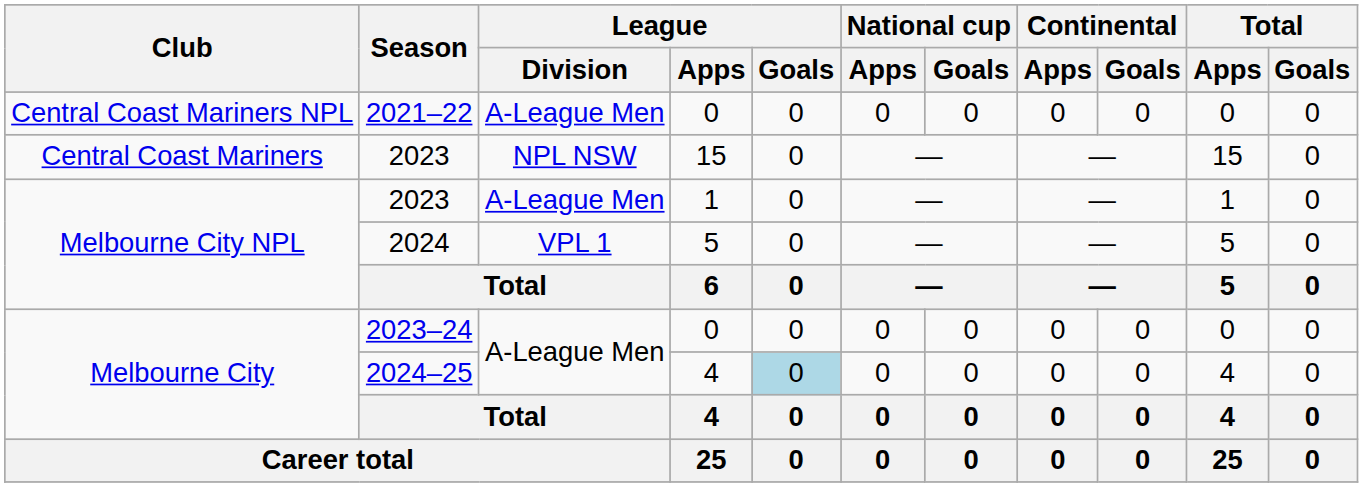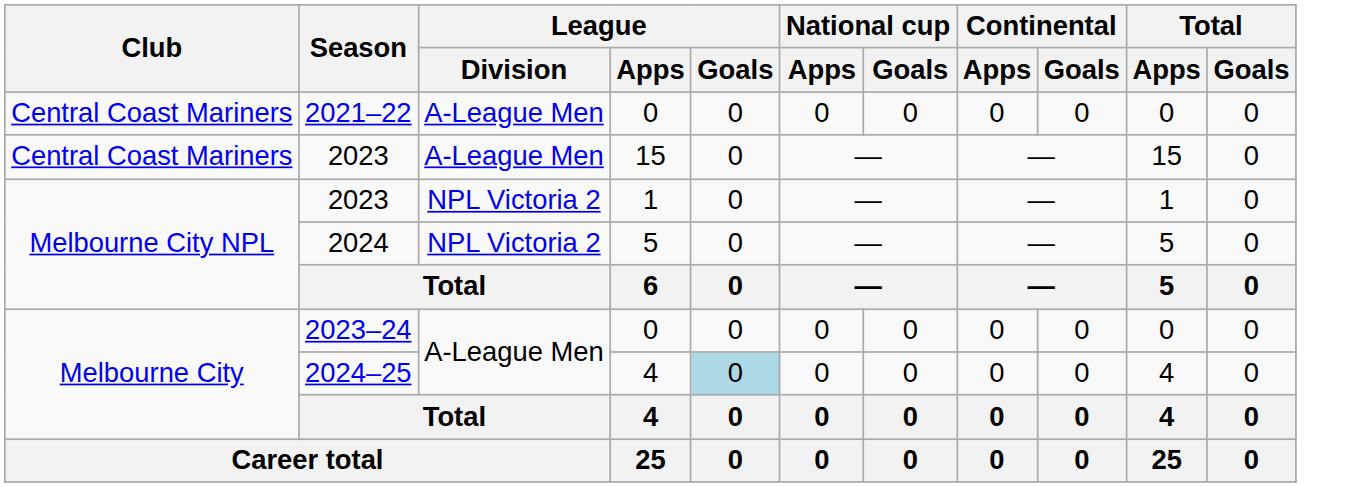(182, 112) Central Coast Mariners NPL -> (152, 112) Central Coast Mariners
(575, 156) NPL NSW -> (514, 156) A-League Men
(575, 199) A-League Men -> (514, 199) NPL Victoria 2
(575, 243) VPL 1 -> (514, 243) NPL Victoria 2
